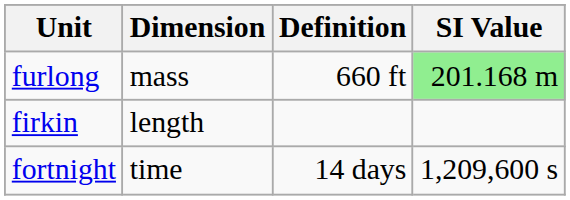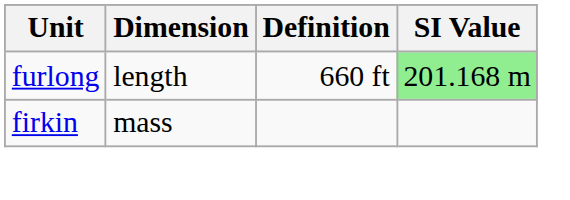(159, 75) mass -> (150, 75) length
(167, 122) length -> (143, 122) mass
- row: (64, 169)
